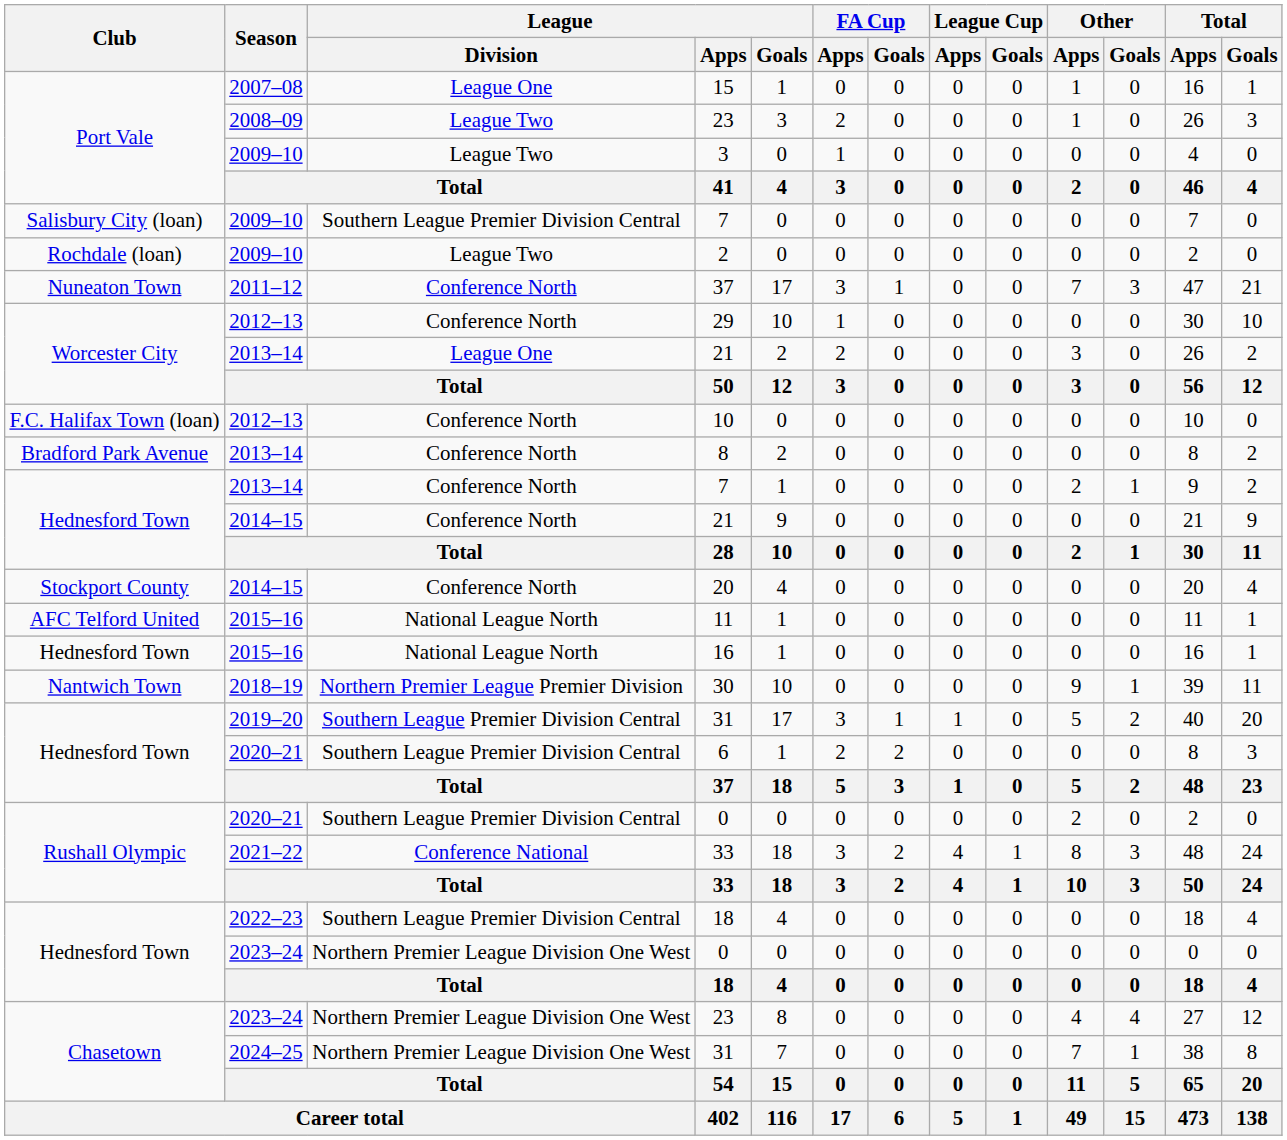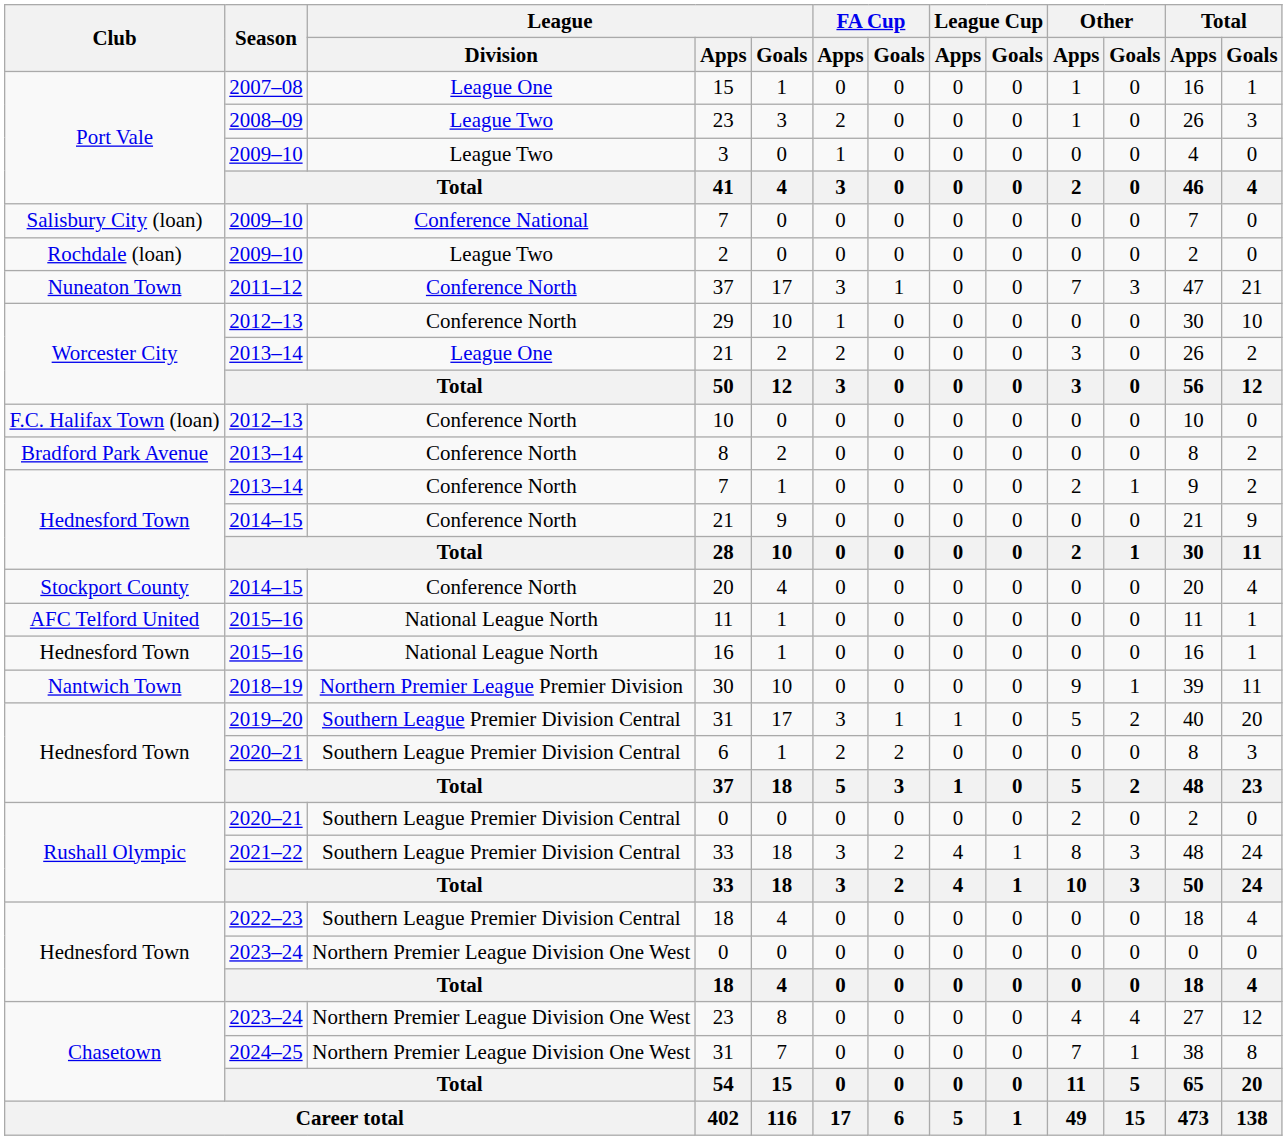(501, 220) Southern League Premier Division Central -> (501, 220) Conference National
(501, 852) Conference National -> (501, 852) Southern League Premier Division Central
